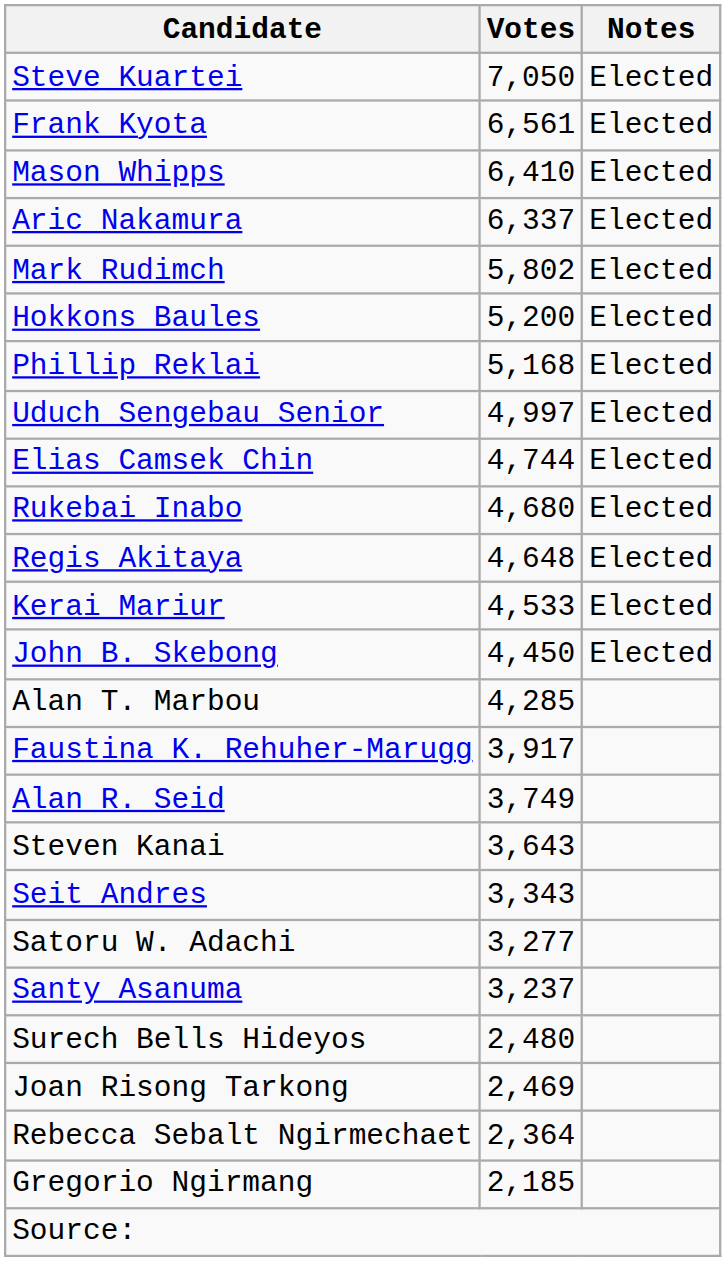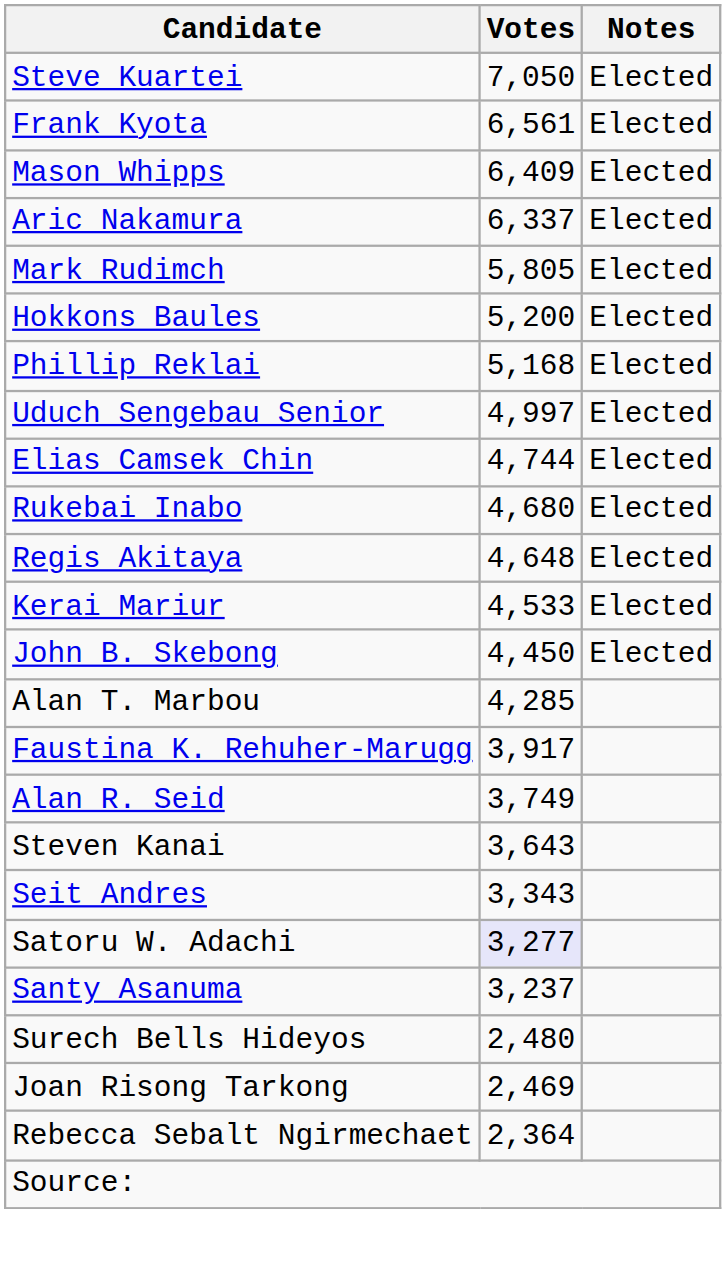(531, 173) 6,410 -> (531, 173) 6,409
(531, 270) 5,802 -> (531, 270) 5,805
(531, 943) no background -> (531, 943) lavender background
- row: (163, 1183)
